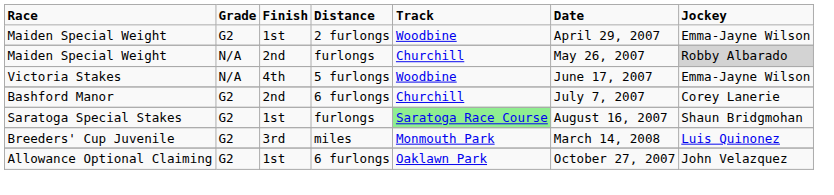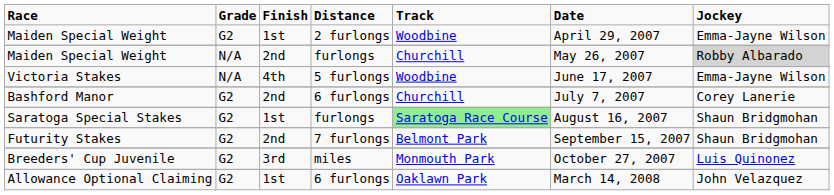+ row: (64, 138)
(607, 138) March 14, 2008 -> (615, 159) October 27, 2007
(615, 159) October 27, 2007 -> (607, 179) March 14, 2008
